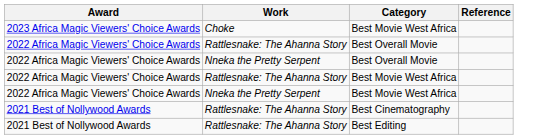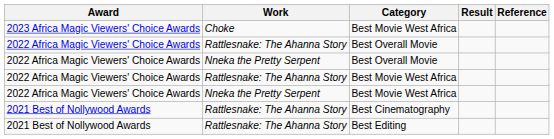+ column: (477, 12)
